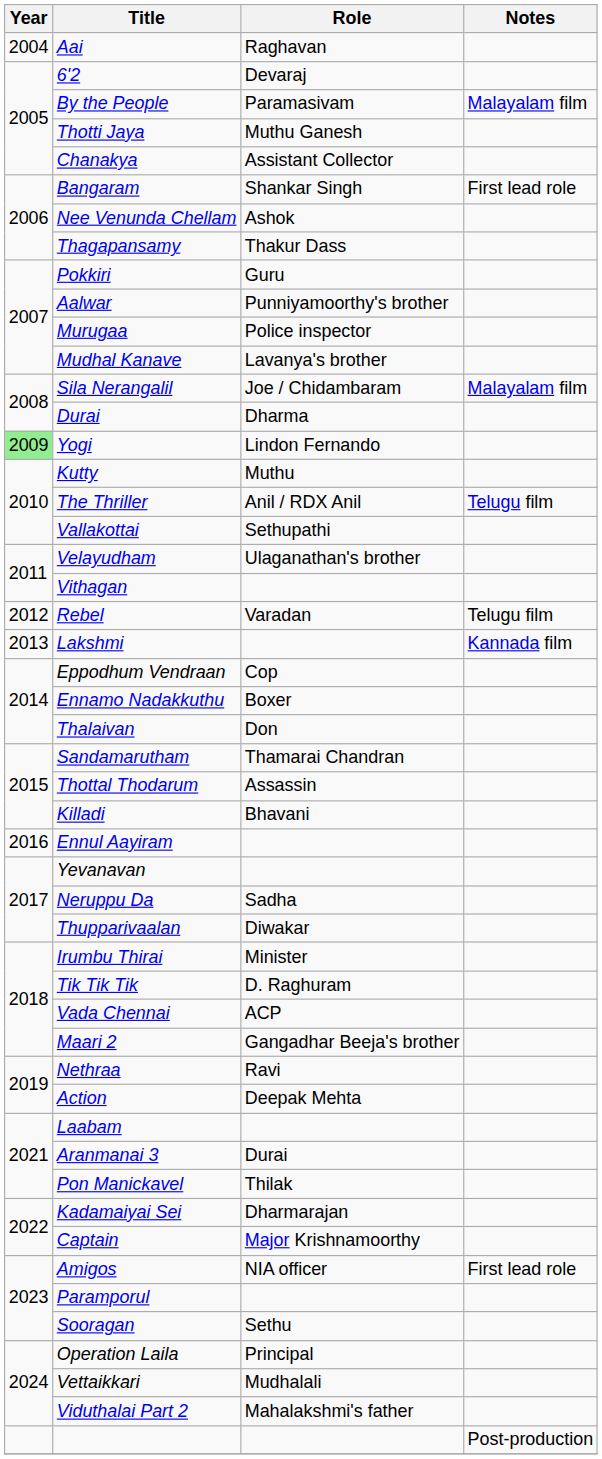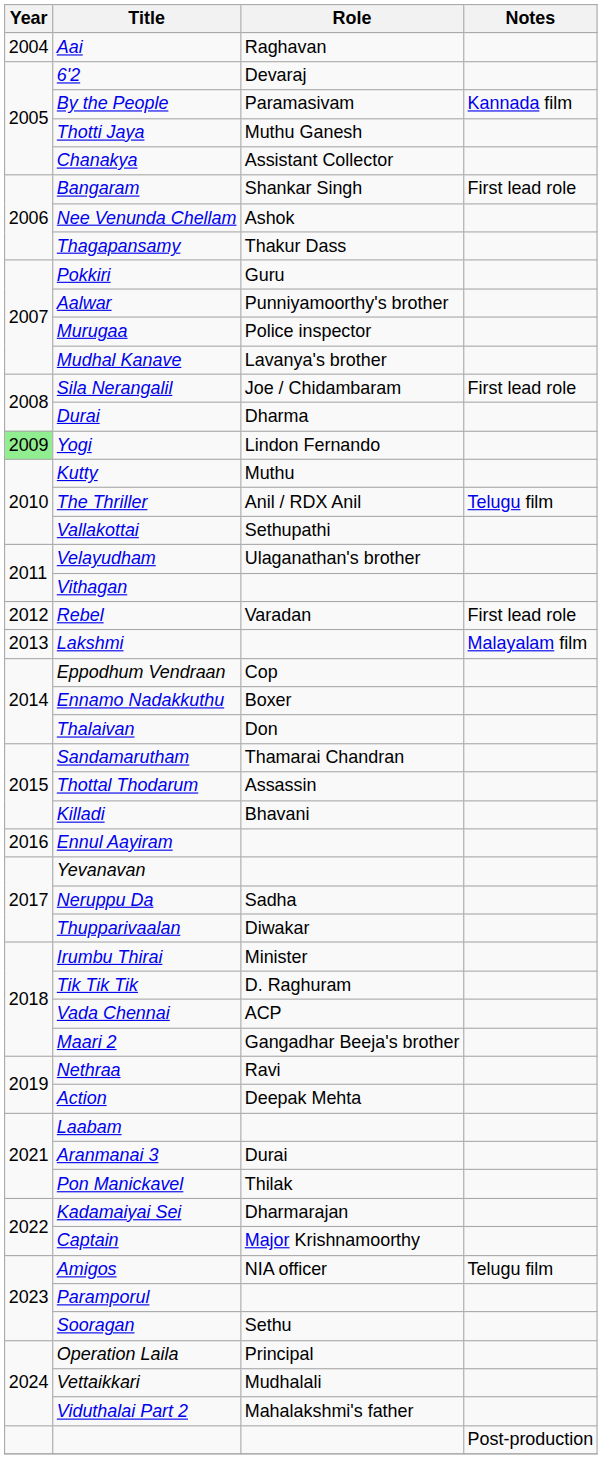(527, 103) Malayalam film -> (520, 103) Kannada film
(527, 388) Malayalam film -> (522, 388) First lead role
(510, 615) Telugu film -> (522, 615) First lead role
(520, 643) Kannada film -> (527, 643) Malayalam film
(522, 1269) First lead role -> (510, 1269) Telugu film
